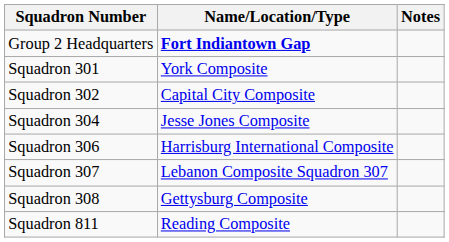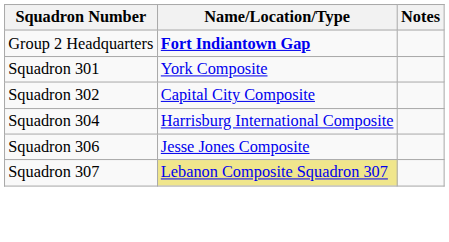(235, 120) Jesse Jones Composite -> (277, 120) Harrisburg International Composite
(277, 146) Harrisburg International Composite -> (235, 146) Jesse Jones Composite
(274, 172) no background -> (274, 172) khaki background
- row: (54, 198)
- row: (54, 224)
